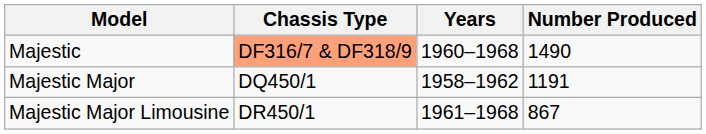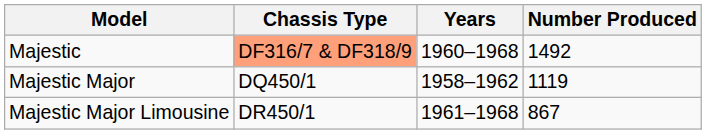(549, 50) 1490 -> (549, 50) 1492
(549, 81) 1191 -> (548, 81) 1119
